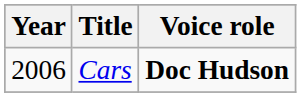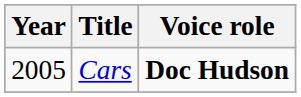(39, 69) 2006 -> (39, 69) 2005
